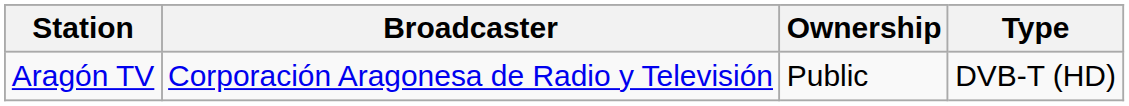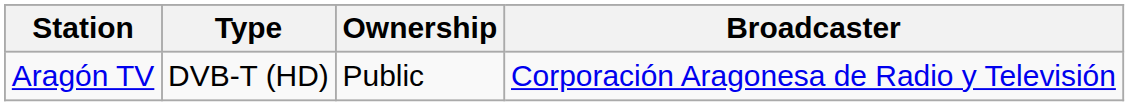columns swapped: (471, 28) <-> (1036, 28)
